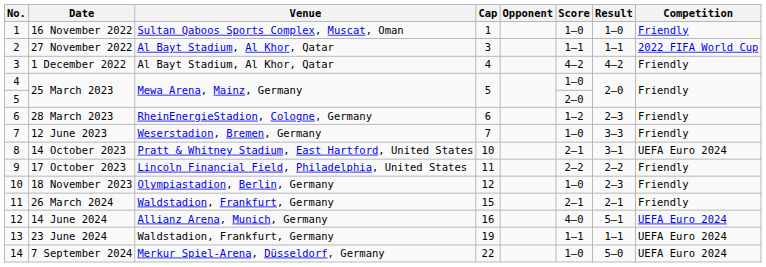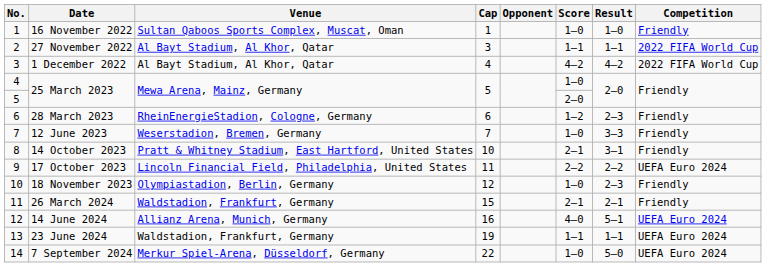(663, 64) Friendly -> (698, 64) 2022 FIFA World Cup
(682, 150) UEFA Euro 2024 -> (663, 150) Friendly
(663, 167) Friendly -> (682, 167) UEFA Euro 2024
